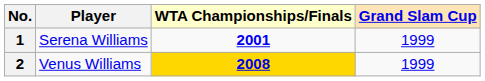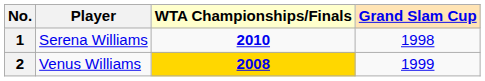(253, 40) 2001 -> (253, 40) 2010
(418, 40) 1999 -> (418, 40) 1998
